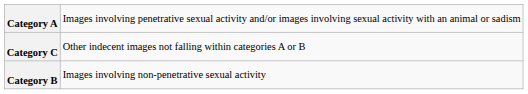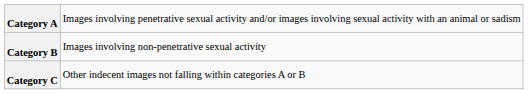rows swapped: (32, 80) <-> (32, 52)
